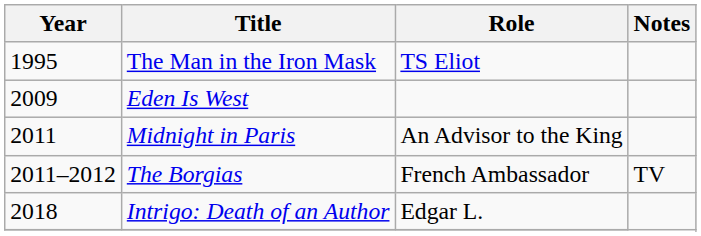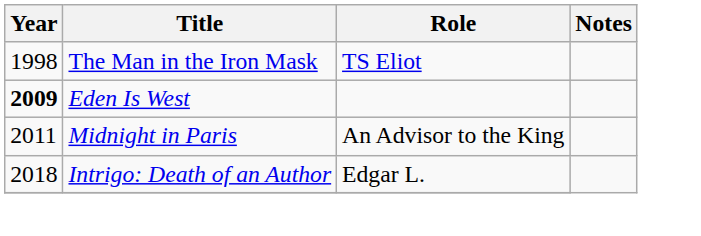(34, 60) 1995 -> (34, 60) 1998
(34, 98) normal -> (34, 98) bold
- row: (185, 173)
